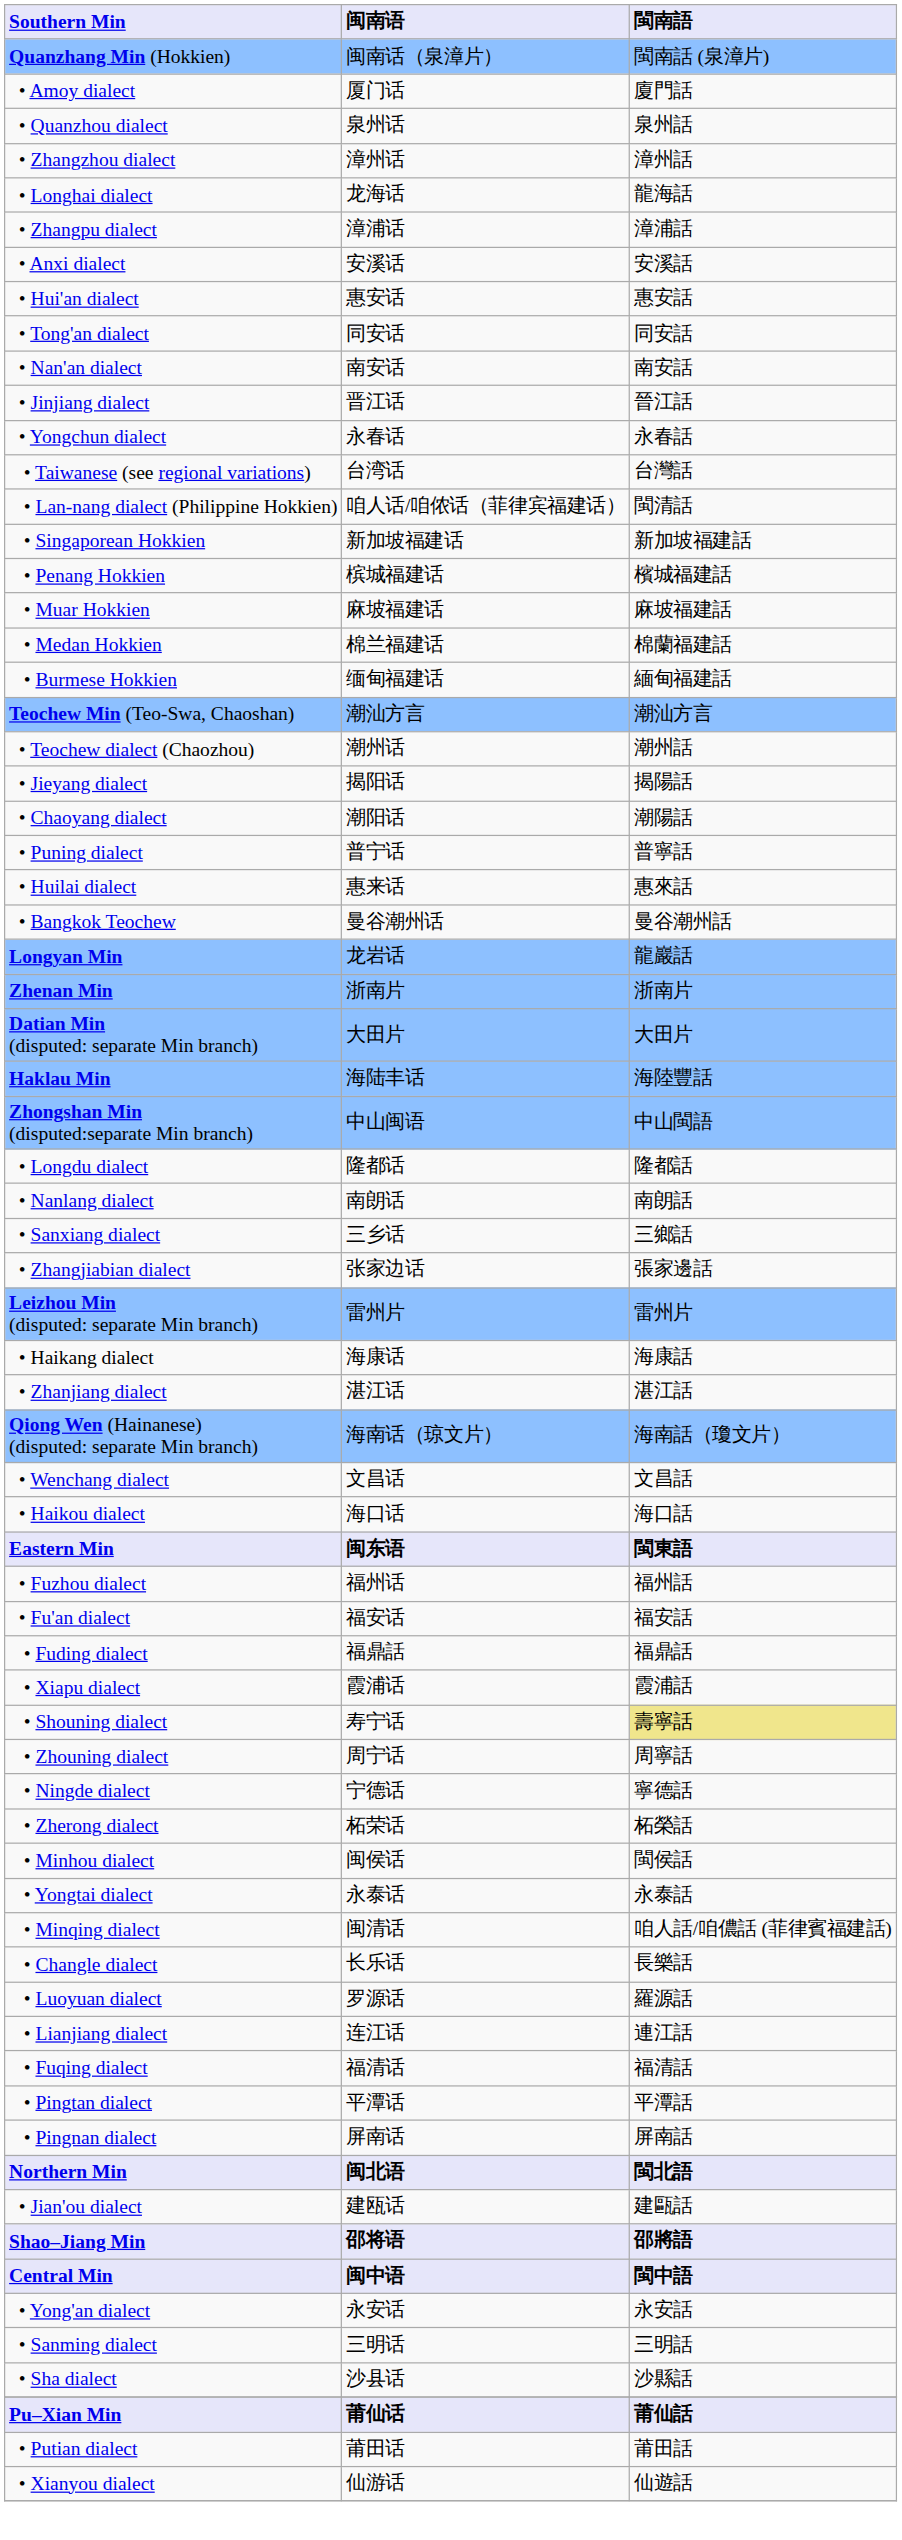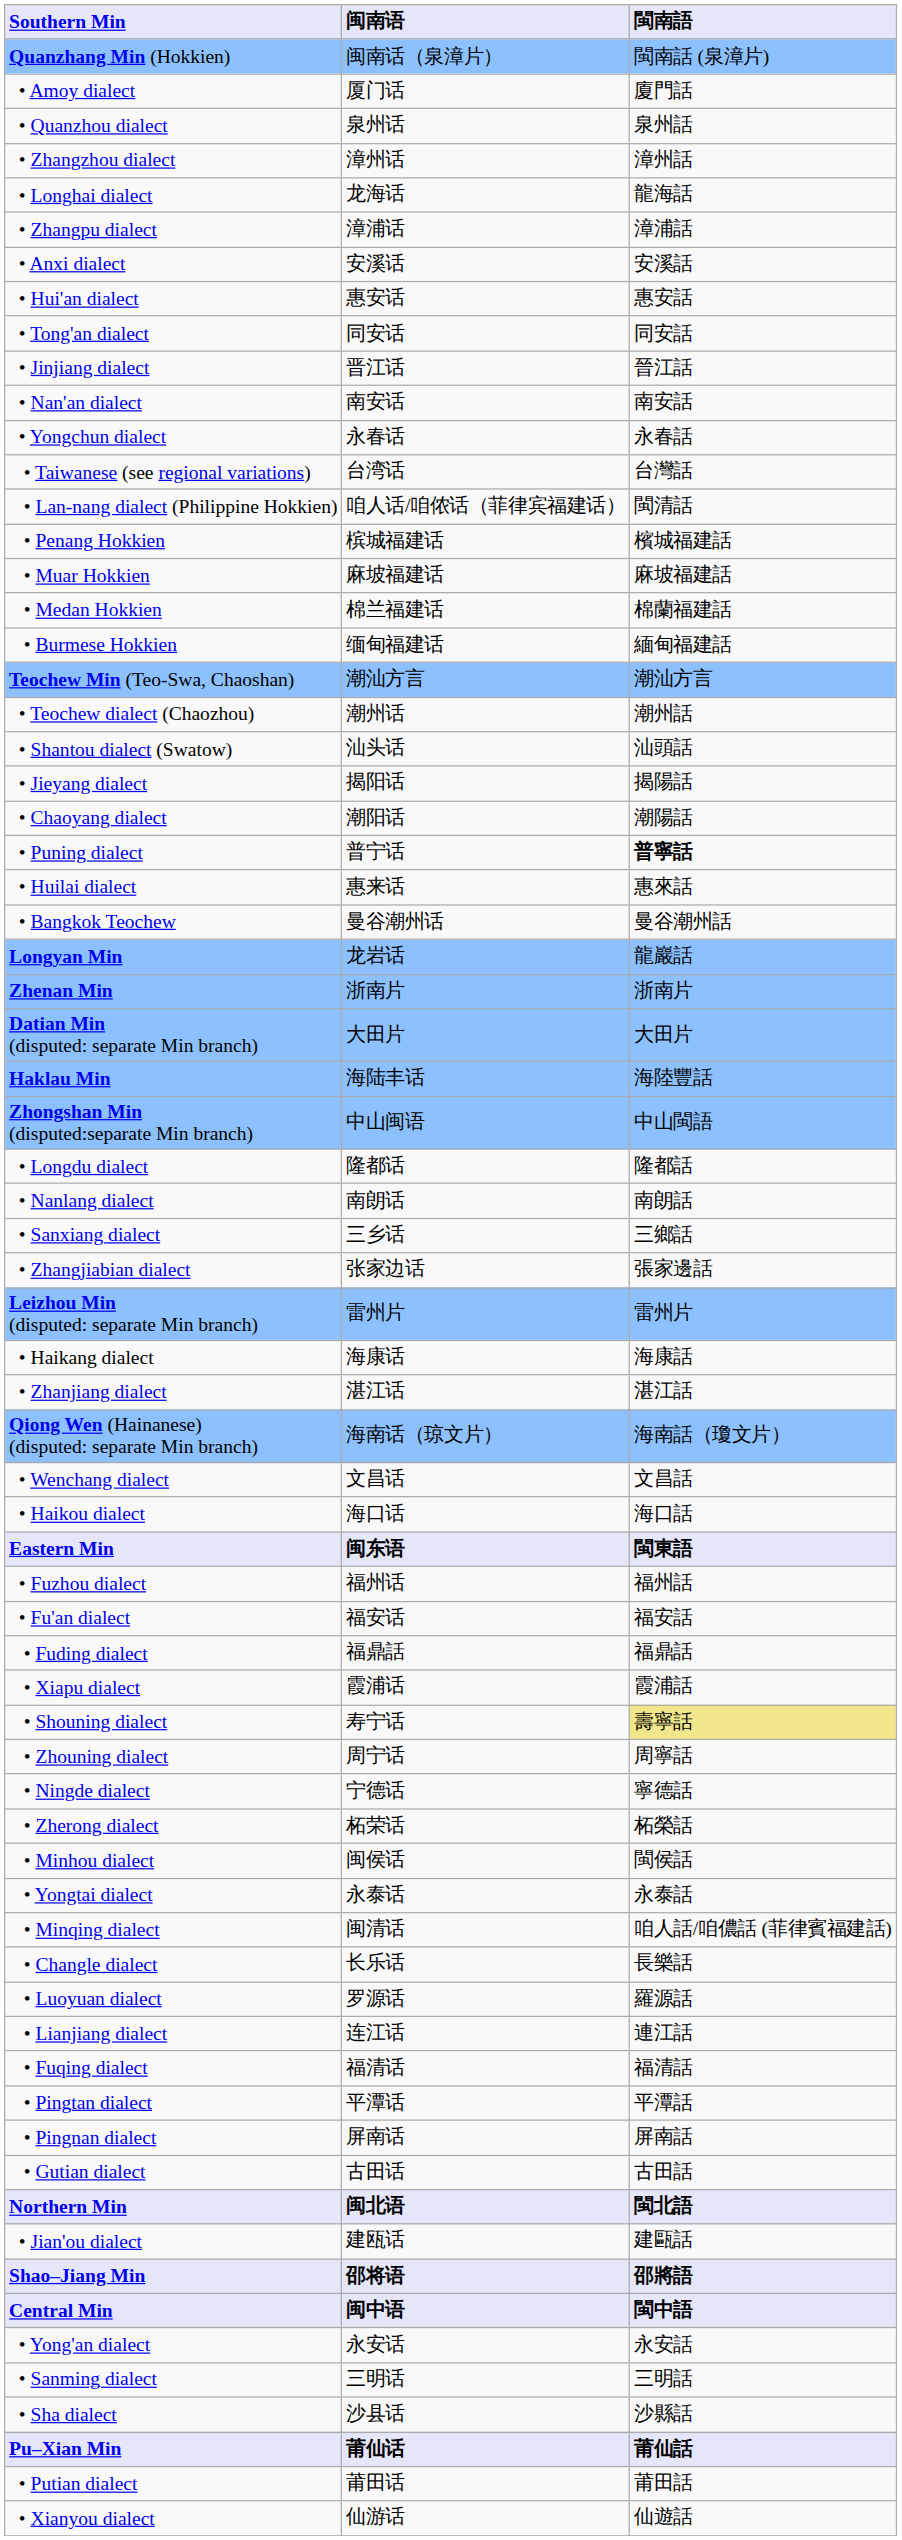rows swapped: (79, 402) <-> (76, 367)
- row: (107, 541)
+ row: (121, 748)
(663, 852) normal -> (663, 852) bold
+ row: (77, 2172)
